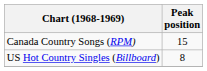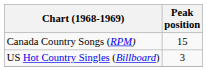(182, 58) 8 -> (182, 58) 3
